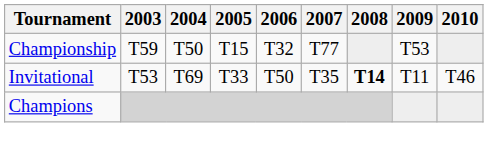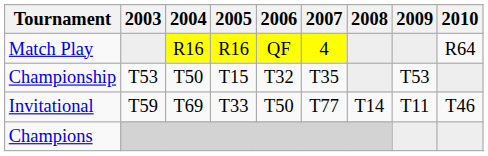+ row: (51, 48)
(143, 48) T59 -> (143, 77) T53
(324, 48) T77 -> (324, 77) T35
(143, 77) T53 -> (143, 106) T59
(324, 77) T35 -> (324, 106) T77
(369, 77) bold -> (369, 106) normal
